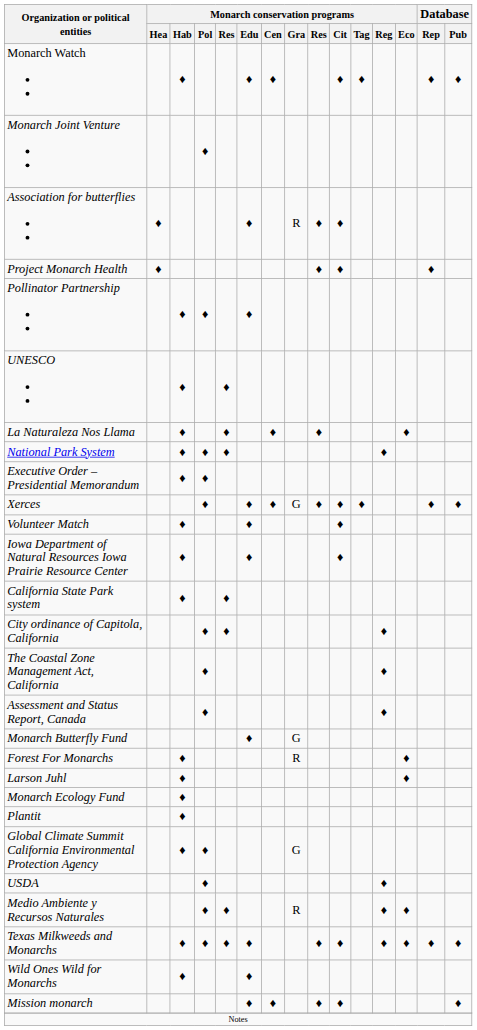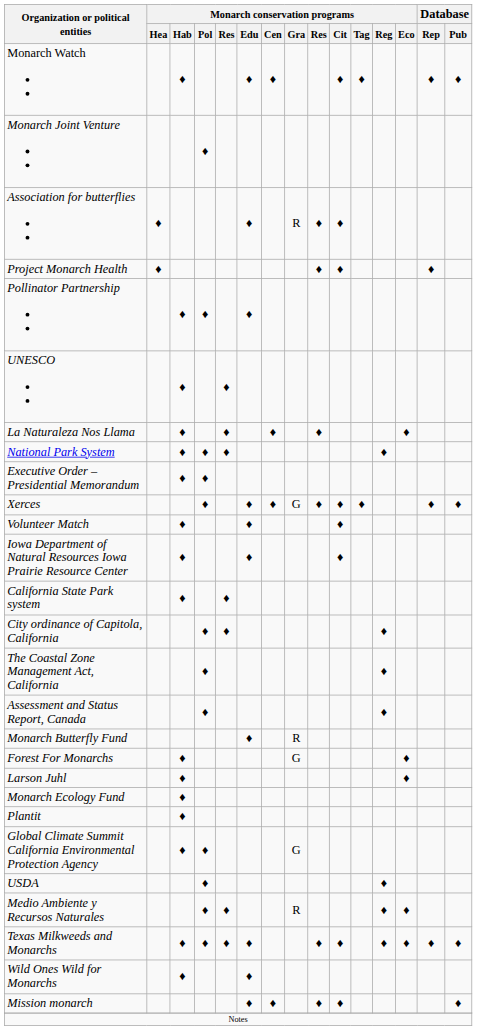(296, 738) G -> (296, 738) R
(296, 758) R -> (296, 758) G
